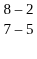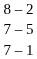+ row: (19, 50)
